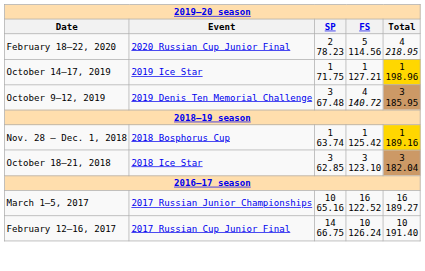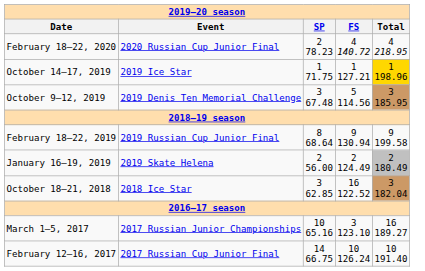(365, 47) 5 114.56 -> (354, 47) 4 140.72
(365, 97) 4 140.72 -> (354, 97) 5 114.56
+ row: (61, 138)
+ row: (59, 163)
- row: (67, 138)
(365, 163) 3 123.10 -> (354, 188) 16 122.52
(365, 203) 16 122.52 -> (354, 228) 3 123.10
